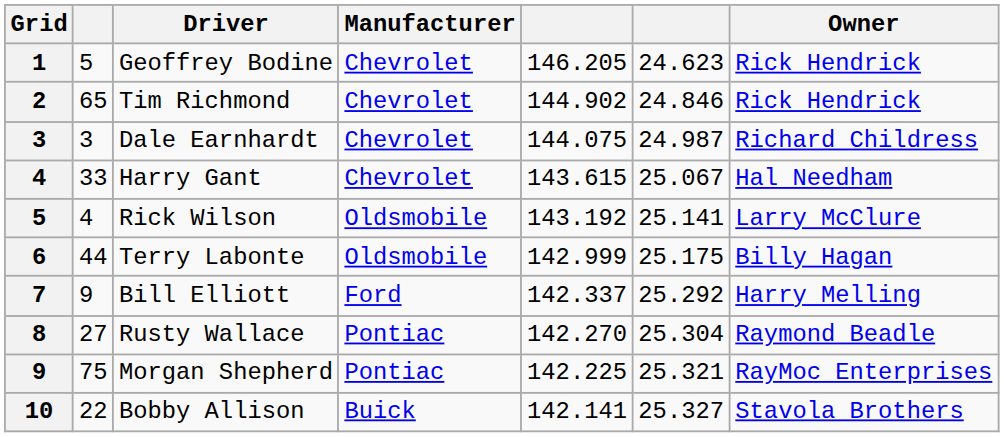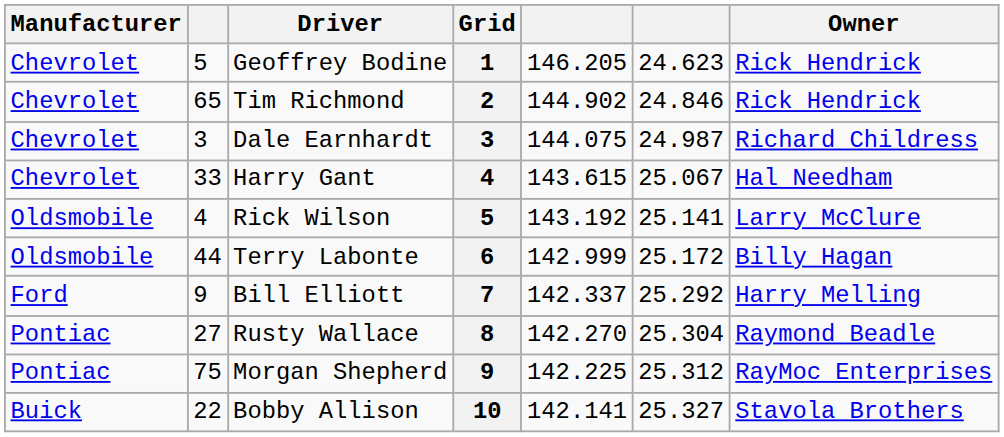columns swapped: (39, 24) <-> (430, 24)
(681, 257) 25.175 -> (681, 257) 25.172
(681, 373) 25.321 -> (681, 373) 25.312
